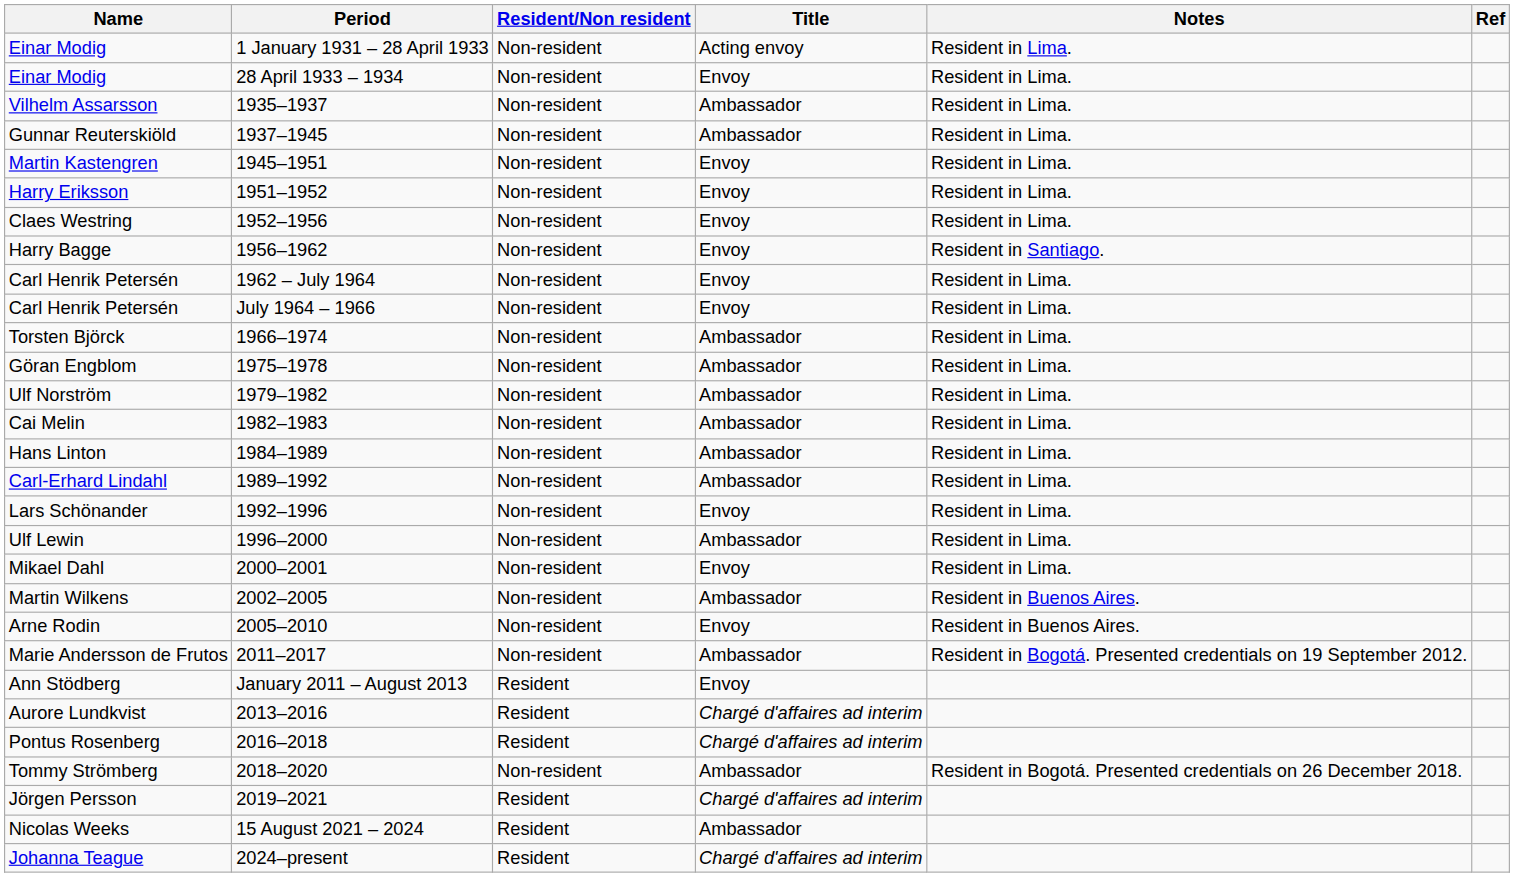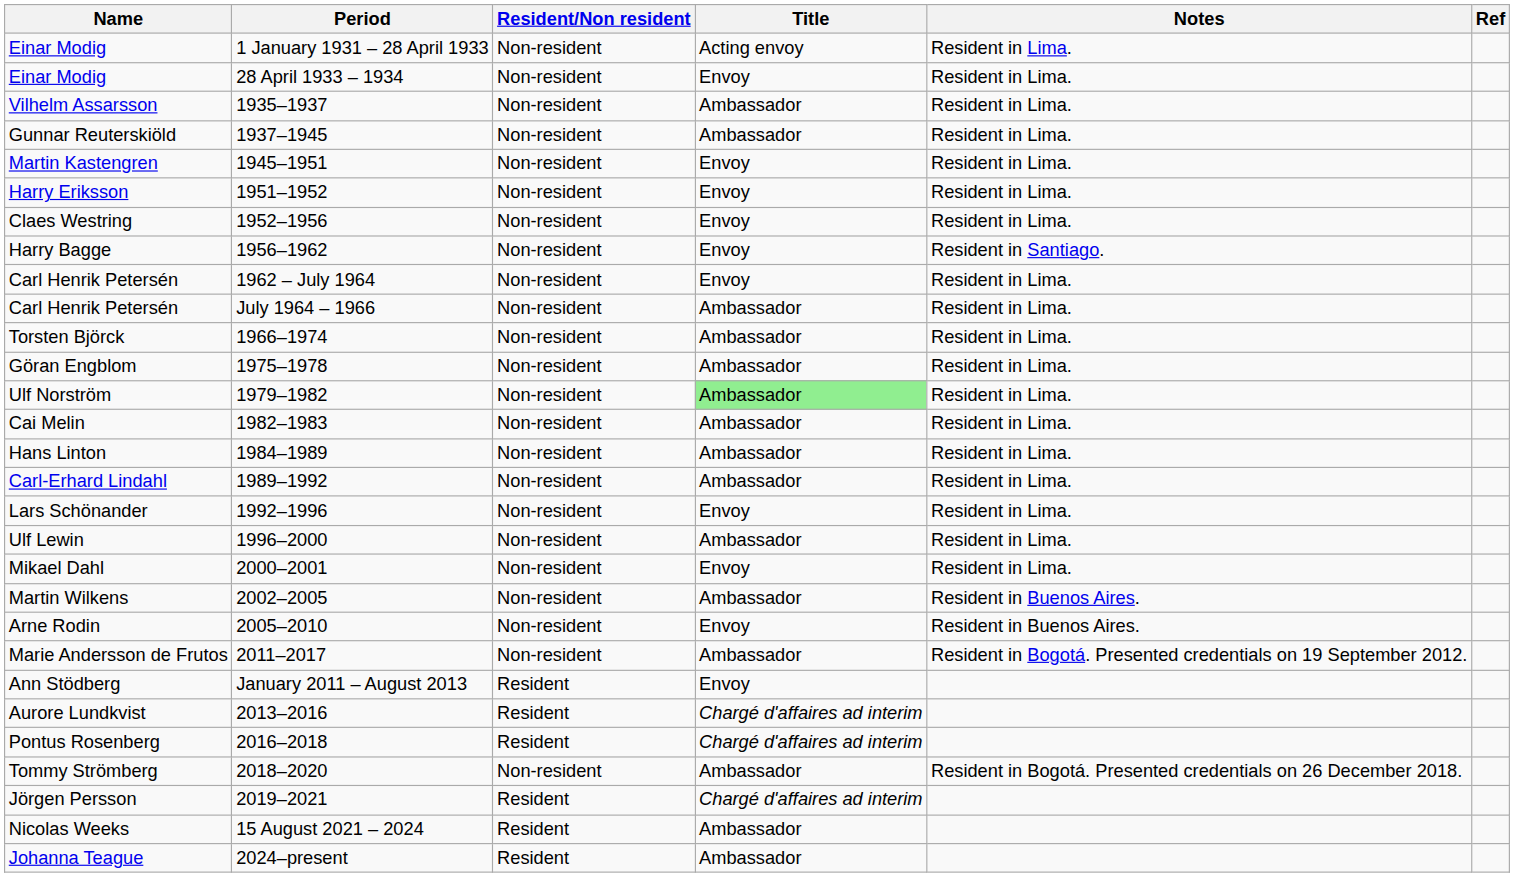(724, 308) Envoy -> (750, 308) Ambassador
(750, 395) no background -> (750, 395) lightgreen background
(811, 857) Chargé d'affaires ad interim -> (750, 857) Ambassador
